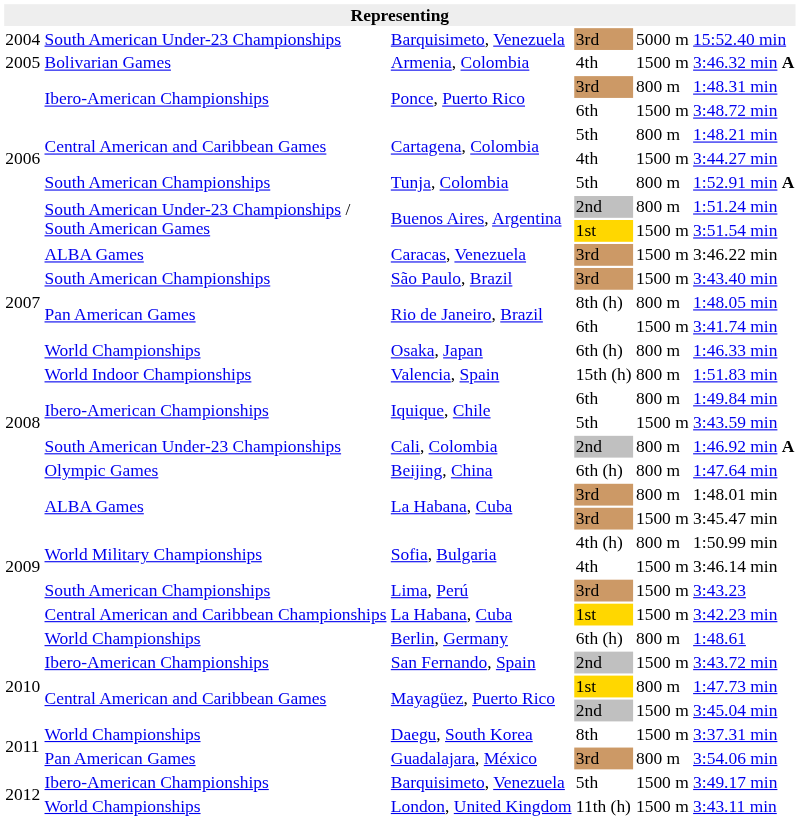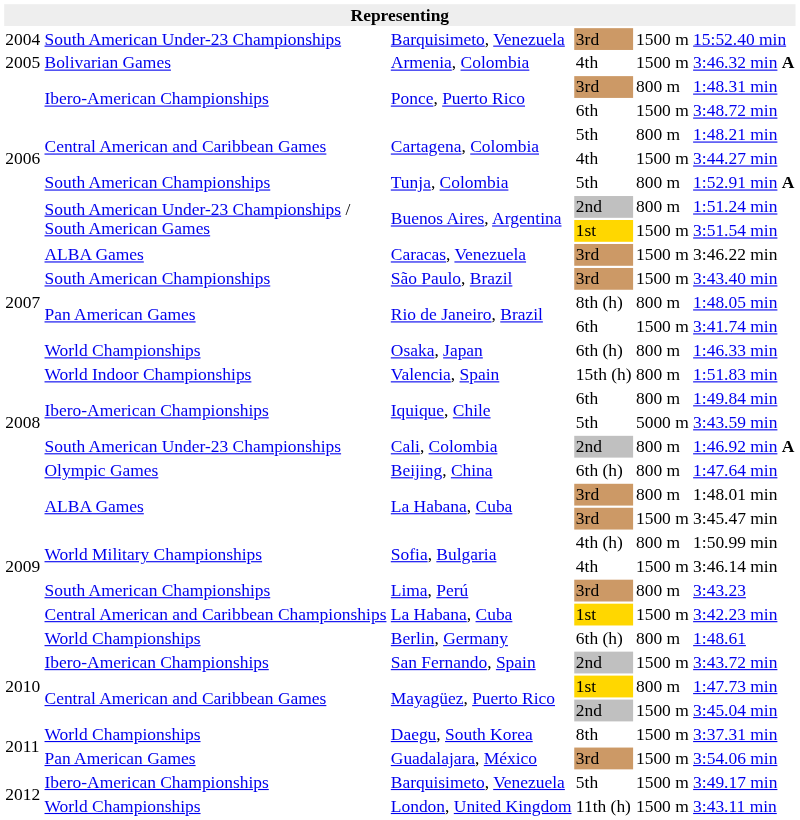(662, 39) 5000 m -> (662, 39) 1500 m
(662, 422) 1500 m -> (662, 422) 5000 m
(662, 590) 1500 m -> (658, 590) 800 m
(658, 758) 800 m -> (662, 758) 1500 m
